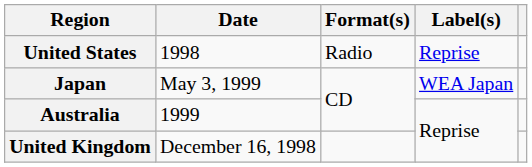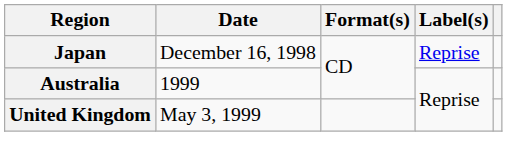- row: (80, 51)
(210, 83) May 3, 1999 -> (238, 51) December 16, 1998
(466, 83) WEA Japan -> (449, 51) Reprise
(238, 146) December 16, 1998 -> (210, 114) May 3, 1999
